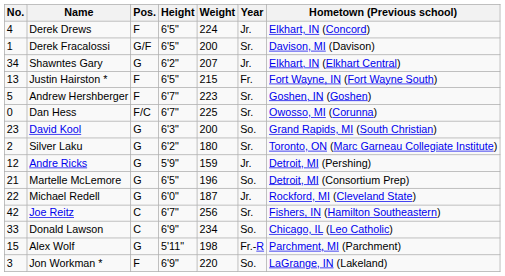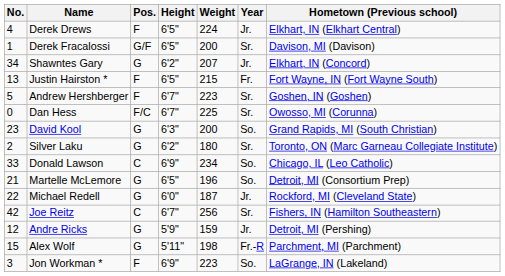(320, 29) Elkhart, IN (Concord) -> (335, 29) Elkhart, IN (Elkhart Central)
(335, 63) Elkhart, IN (Elkhart Central) -> (320, 63) Elkhart, IN (Concord)
rows swapped: (66, 230) <-> (58, 163)
(209, 263) 220 -> (209, 263) 223
